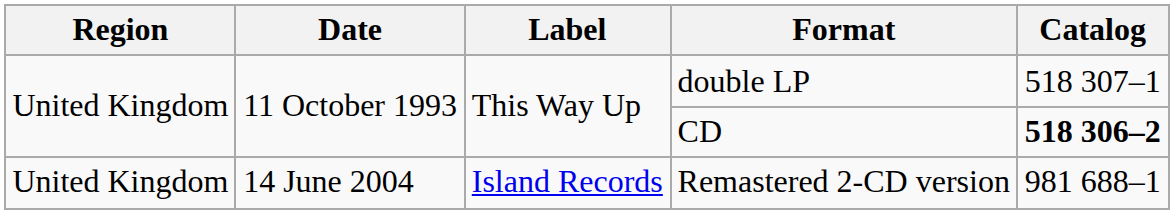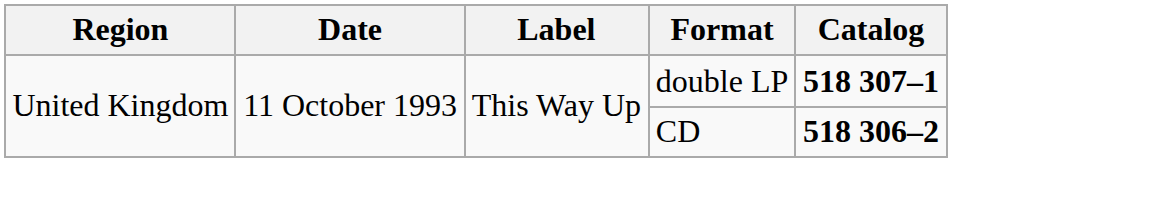(1093, 80) normal -> (871, 80) bold
- row: (844, 182)
